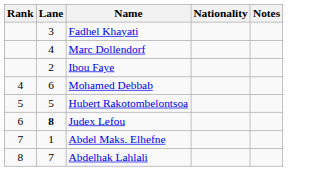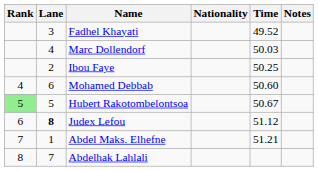+ column: (266, 13)
(20, 103) no background -> (20, 103) lightgreen background
